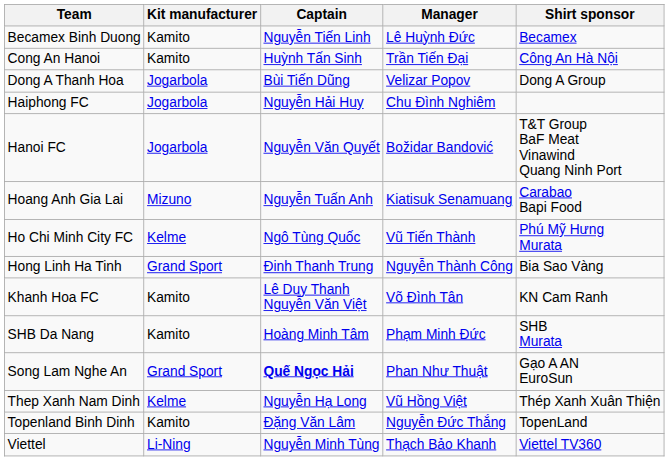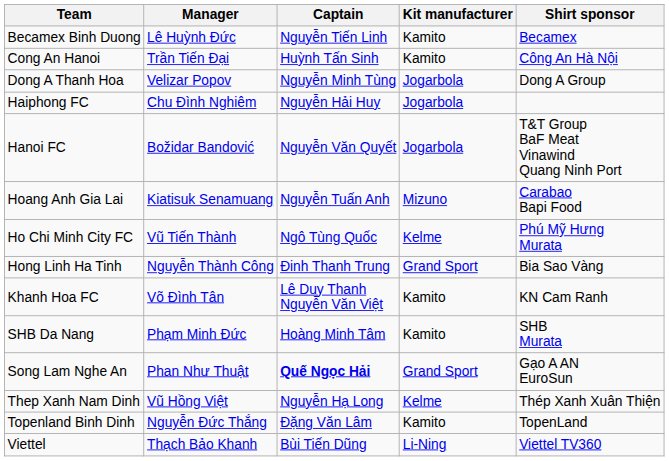columns swapped: (449, 15) <-> (202, 15)
(307, 80) Bùi Tiến Dũng -> (338, 80) Nguyễn Minh Tùng
(322, 444) Nguyễn Minh Tùng -> (323, 444) Bùi Tiến Dũng
